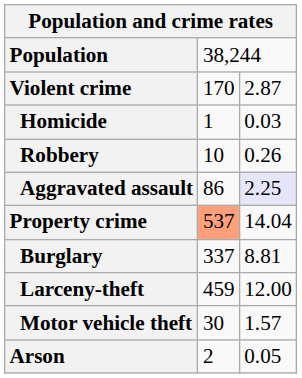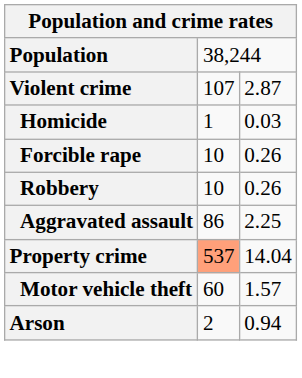(219, 88) 170 -> (219, 88) 107
+ row: (75, 155)
(263, 188) lavender background -> (263, 222) no background
- row: (56, 255)
- row: (77, 289)
(213, 322) 30 -> (213, 289) 60
(263, 356) 0.05 -> (263, 322) 0.94
